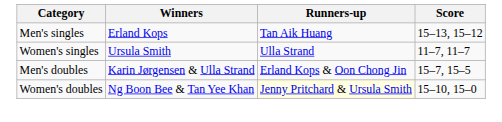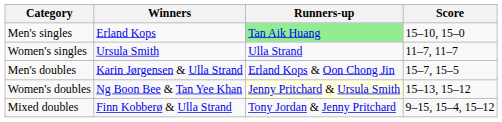(296, 32) no background -> (284, 32) lightgreen background
(450, 32) 15–13, 15–12 -> (435, 32) 15–10, 15–0
(447, 88) 15–10, 15–0 -> (438, 88) 15–13, 15–12
+ row: (43, 107)
